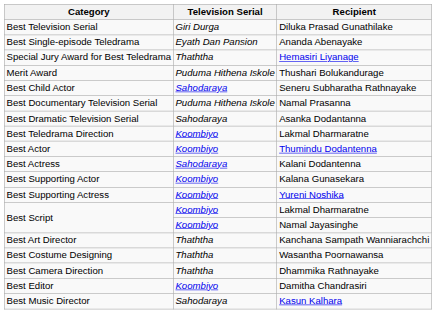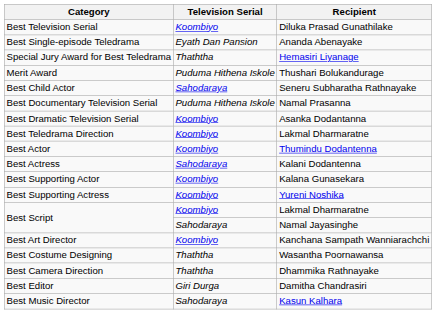(197, 27) Giri Durga -> (197, 27) Koombiyo
(201, 118) Sahodaraya -> (197, 118) Koombiyo
(197, 225) Koombiyo -> (201, 225) Sahodaraya
(194, 240) Thaththa -> (197, 240) Koombiyo
(197, 286) Koombiyo -> (197, 286) Giri Durga
